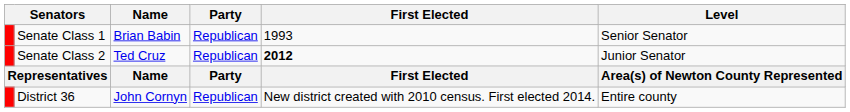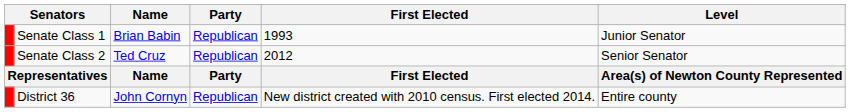(644, 35) Senior Senator -> (643, 35) Junior Senator
(278, 55) bold -> (278, 55) normal
(643, 55) Junior Senator -> (644, 55) Senior Senator
